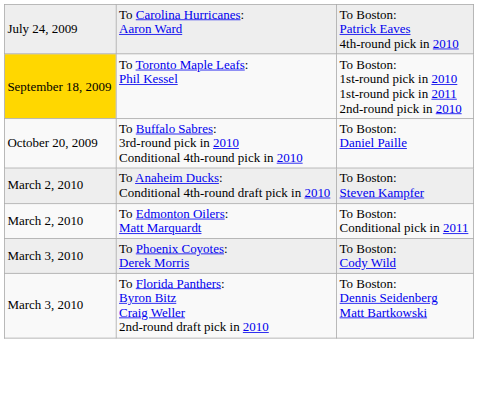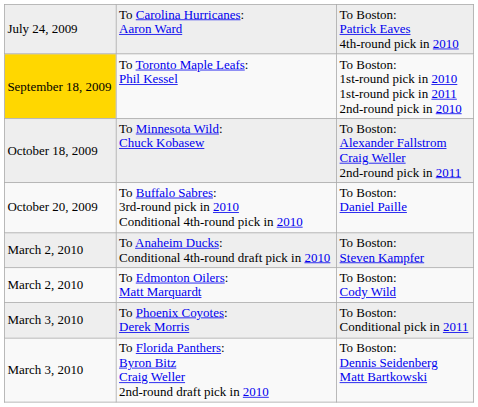+ row: (171, 136)
(404, 220) To Boston: Conditional pick in 2011 -> (368, 285) To Boston: Cody Wild
(368, 256) To Boston: Cody Wild -> (404, 320) To Boston: Conditional pick in 2011
